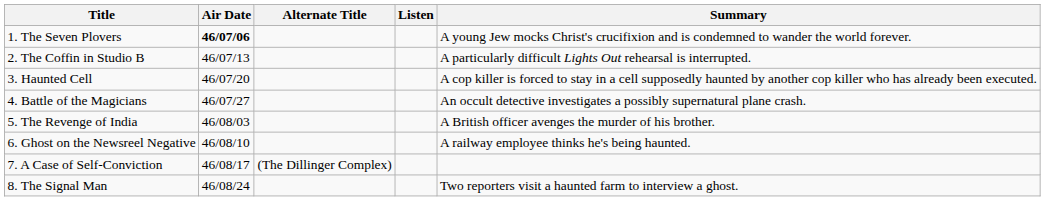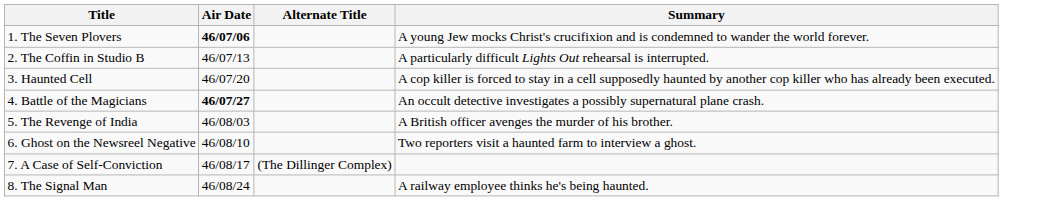- column: (416, 15)
(226, 100) normal -> (226, 100) bold
(565, 143) A railway employee thinks he's being haunted. -> (547, 143) Two reporters visit a haunted farm to interview a ghost.
(589, 185) Two reporters visit a haunted farm to interview a ghost. -> (523, 185) A railway employee thinks he's being haunted.
